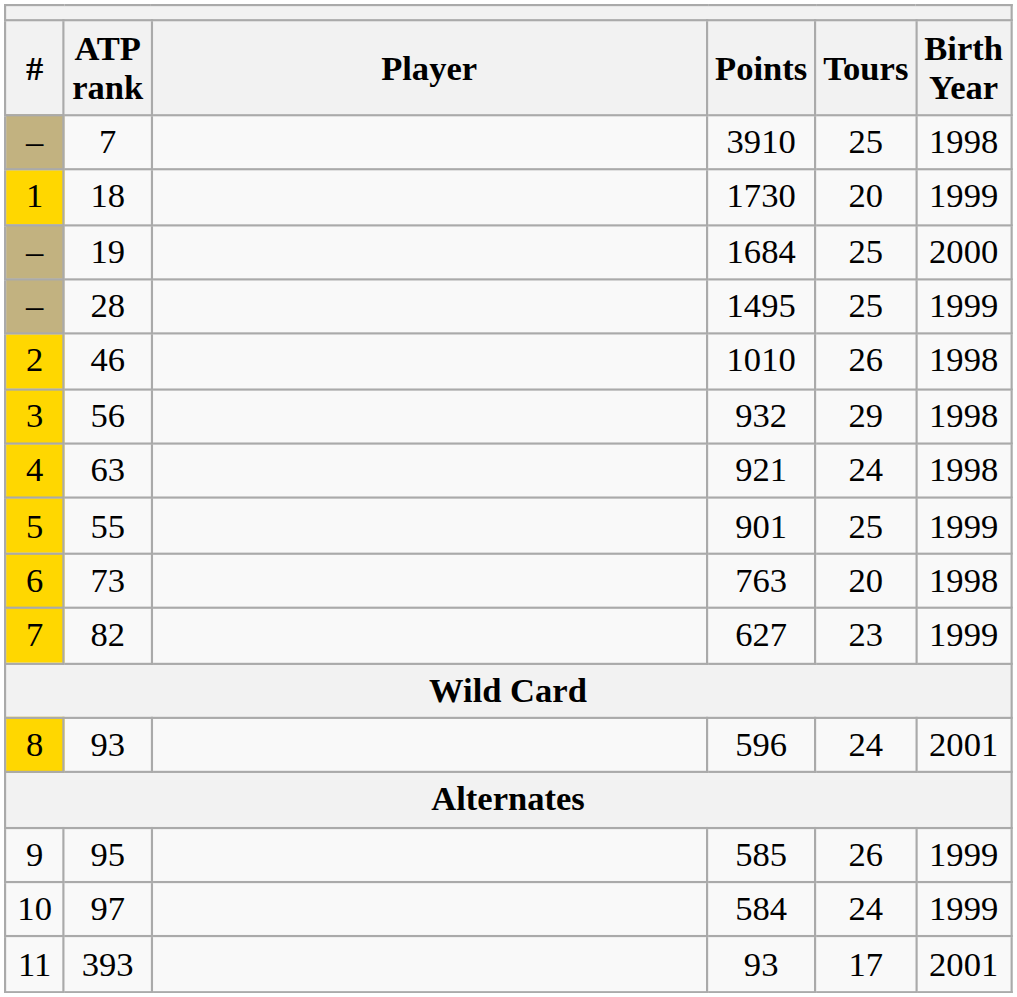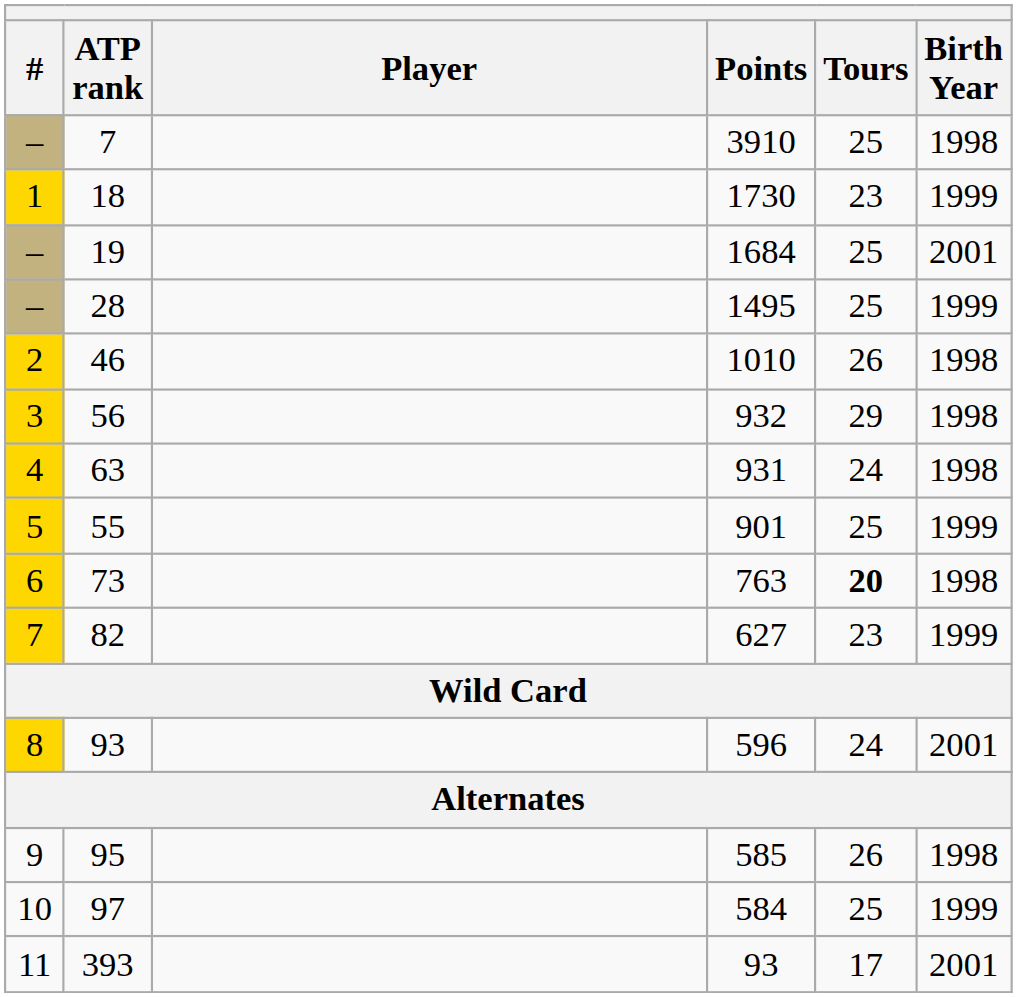(866, 196) 20 -> (866, 196) 23
(964, 251) 2000 -> (964, 251) 2001
(761, 470) 921 -> (761, 470) 931
(866, 580) normal -> (866, 580) bold
(964, 854) 1999 -> (964, 854) 1998
(866, 908) 24 -> (866, 908) 25
